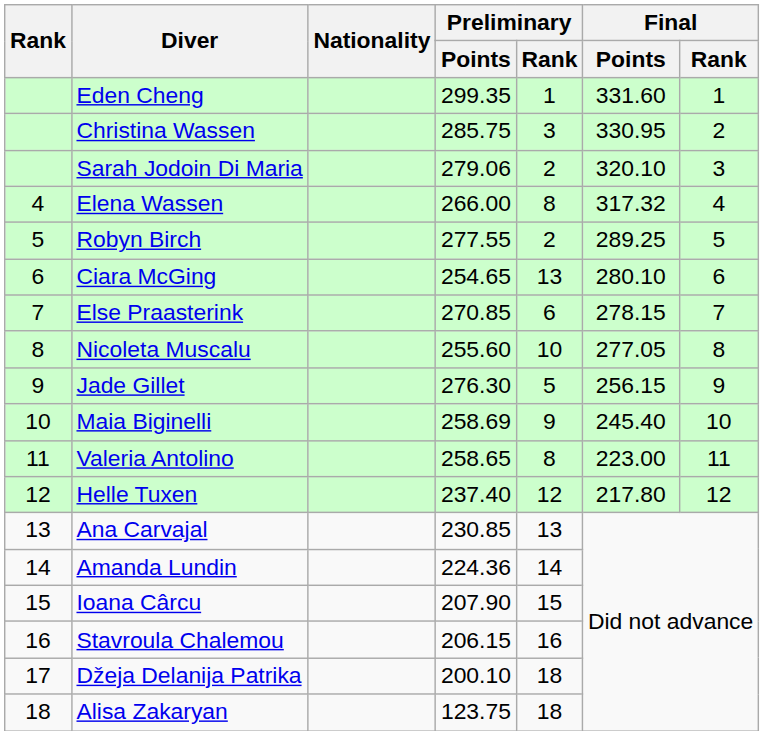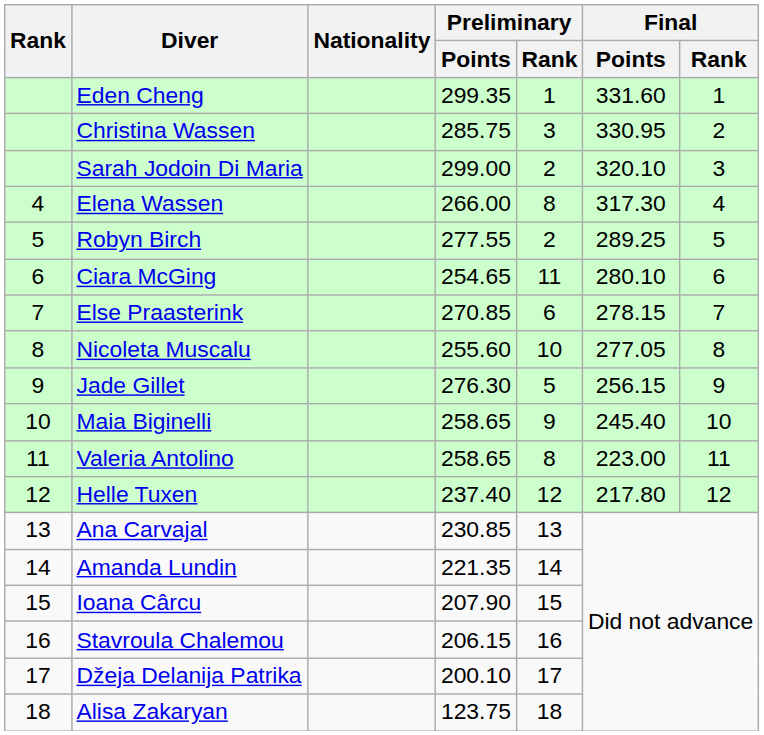(476, 167) 279.06 -> (476, 167) 299.00
(631, 204) 317.32 -> (631, 204) 317.30
(549, 276) 13 -> (549, 276) 11
(476, 421) 258.69 -> (476, 421) 258.65
(476, 566) 224.36 -> (476, 566) 221.35
(549, 675) 18 -> (549, 675) 17
